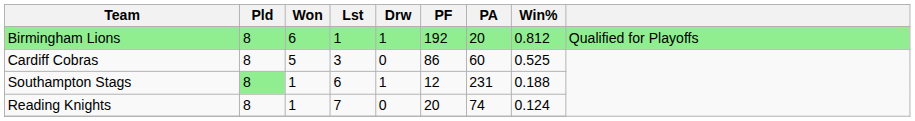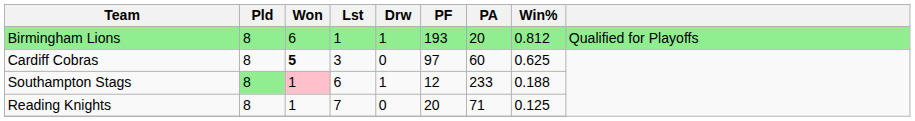(436, 37) 192 -> (436, 37) 193
(292, 60) normal -> (292, 60) bold
(432, 60) 86 -> (432, 60) 97
(532, 60) 0.525 -> (532, 60) 0.625
(292, 82) no background -> (292, 82) pink background
(481, 82) 231 -> (481, 82) 233
(477, 104) 74 -> (477, 104) 71
(532, 104) 0.124 -> (532, 104) 0.125
